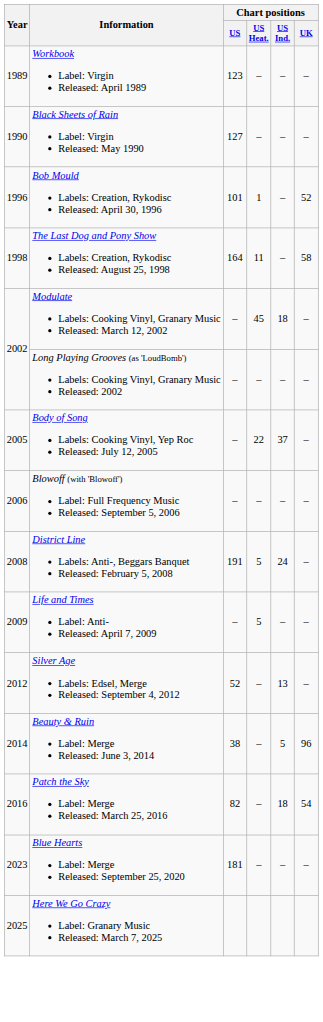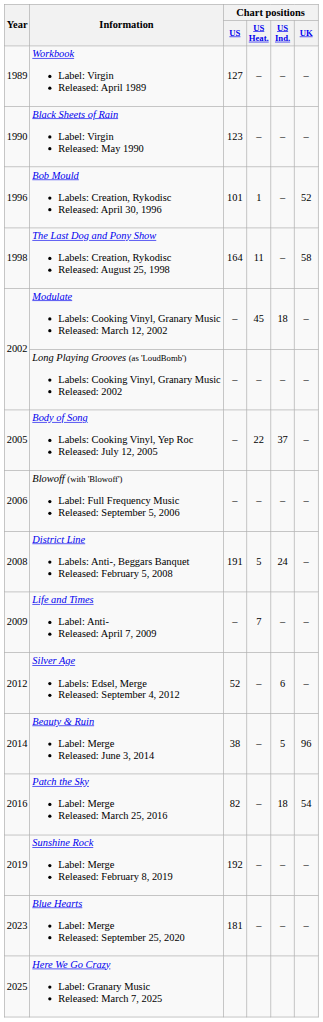(235, 76) 123 -> (235, 76) 127
(235, 136) 127 -> (235, 136) 123
(259, 622) 5 -> (259, 622) 7
(283, 683) 13 -> (283, 683) 6
+ row: (127, 860)
